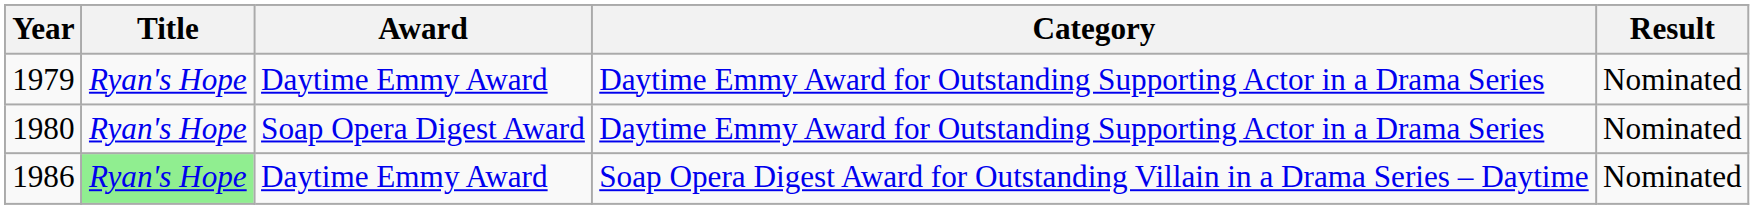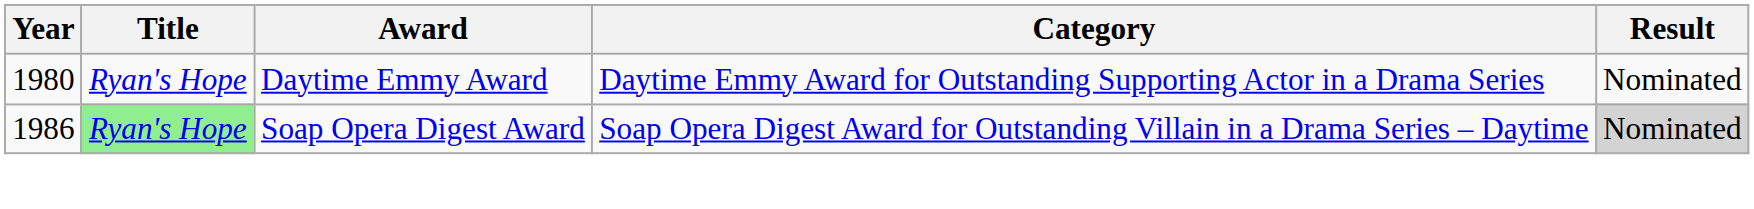- row: (43, 78)
(423, 128) Soap Opera Digest Award -> (404, 78) Daytime Emmy Award
(404, 177) Daytime Emmy Award -> (423, 128) Soap Opera Digest Award
(1672, 177) no background -> (1672, 128) lightgrey background
